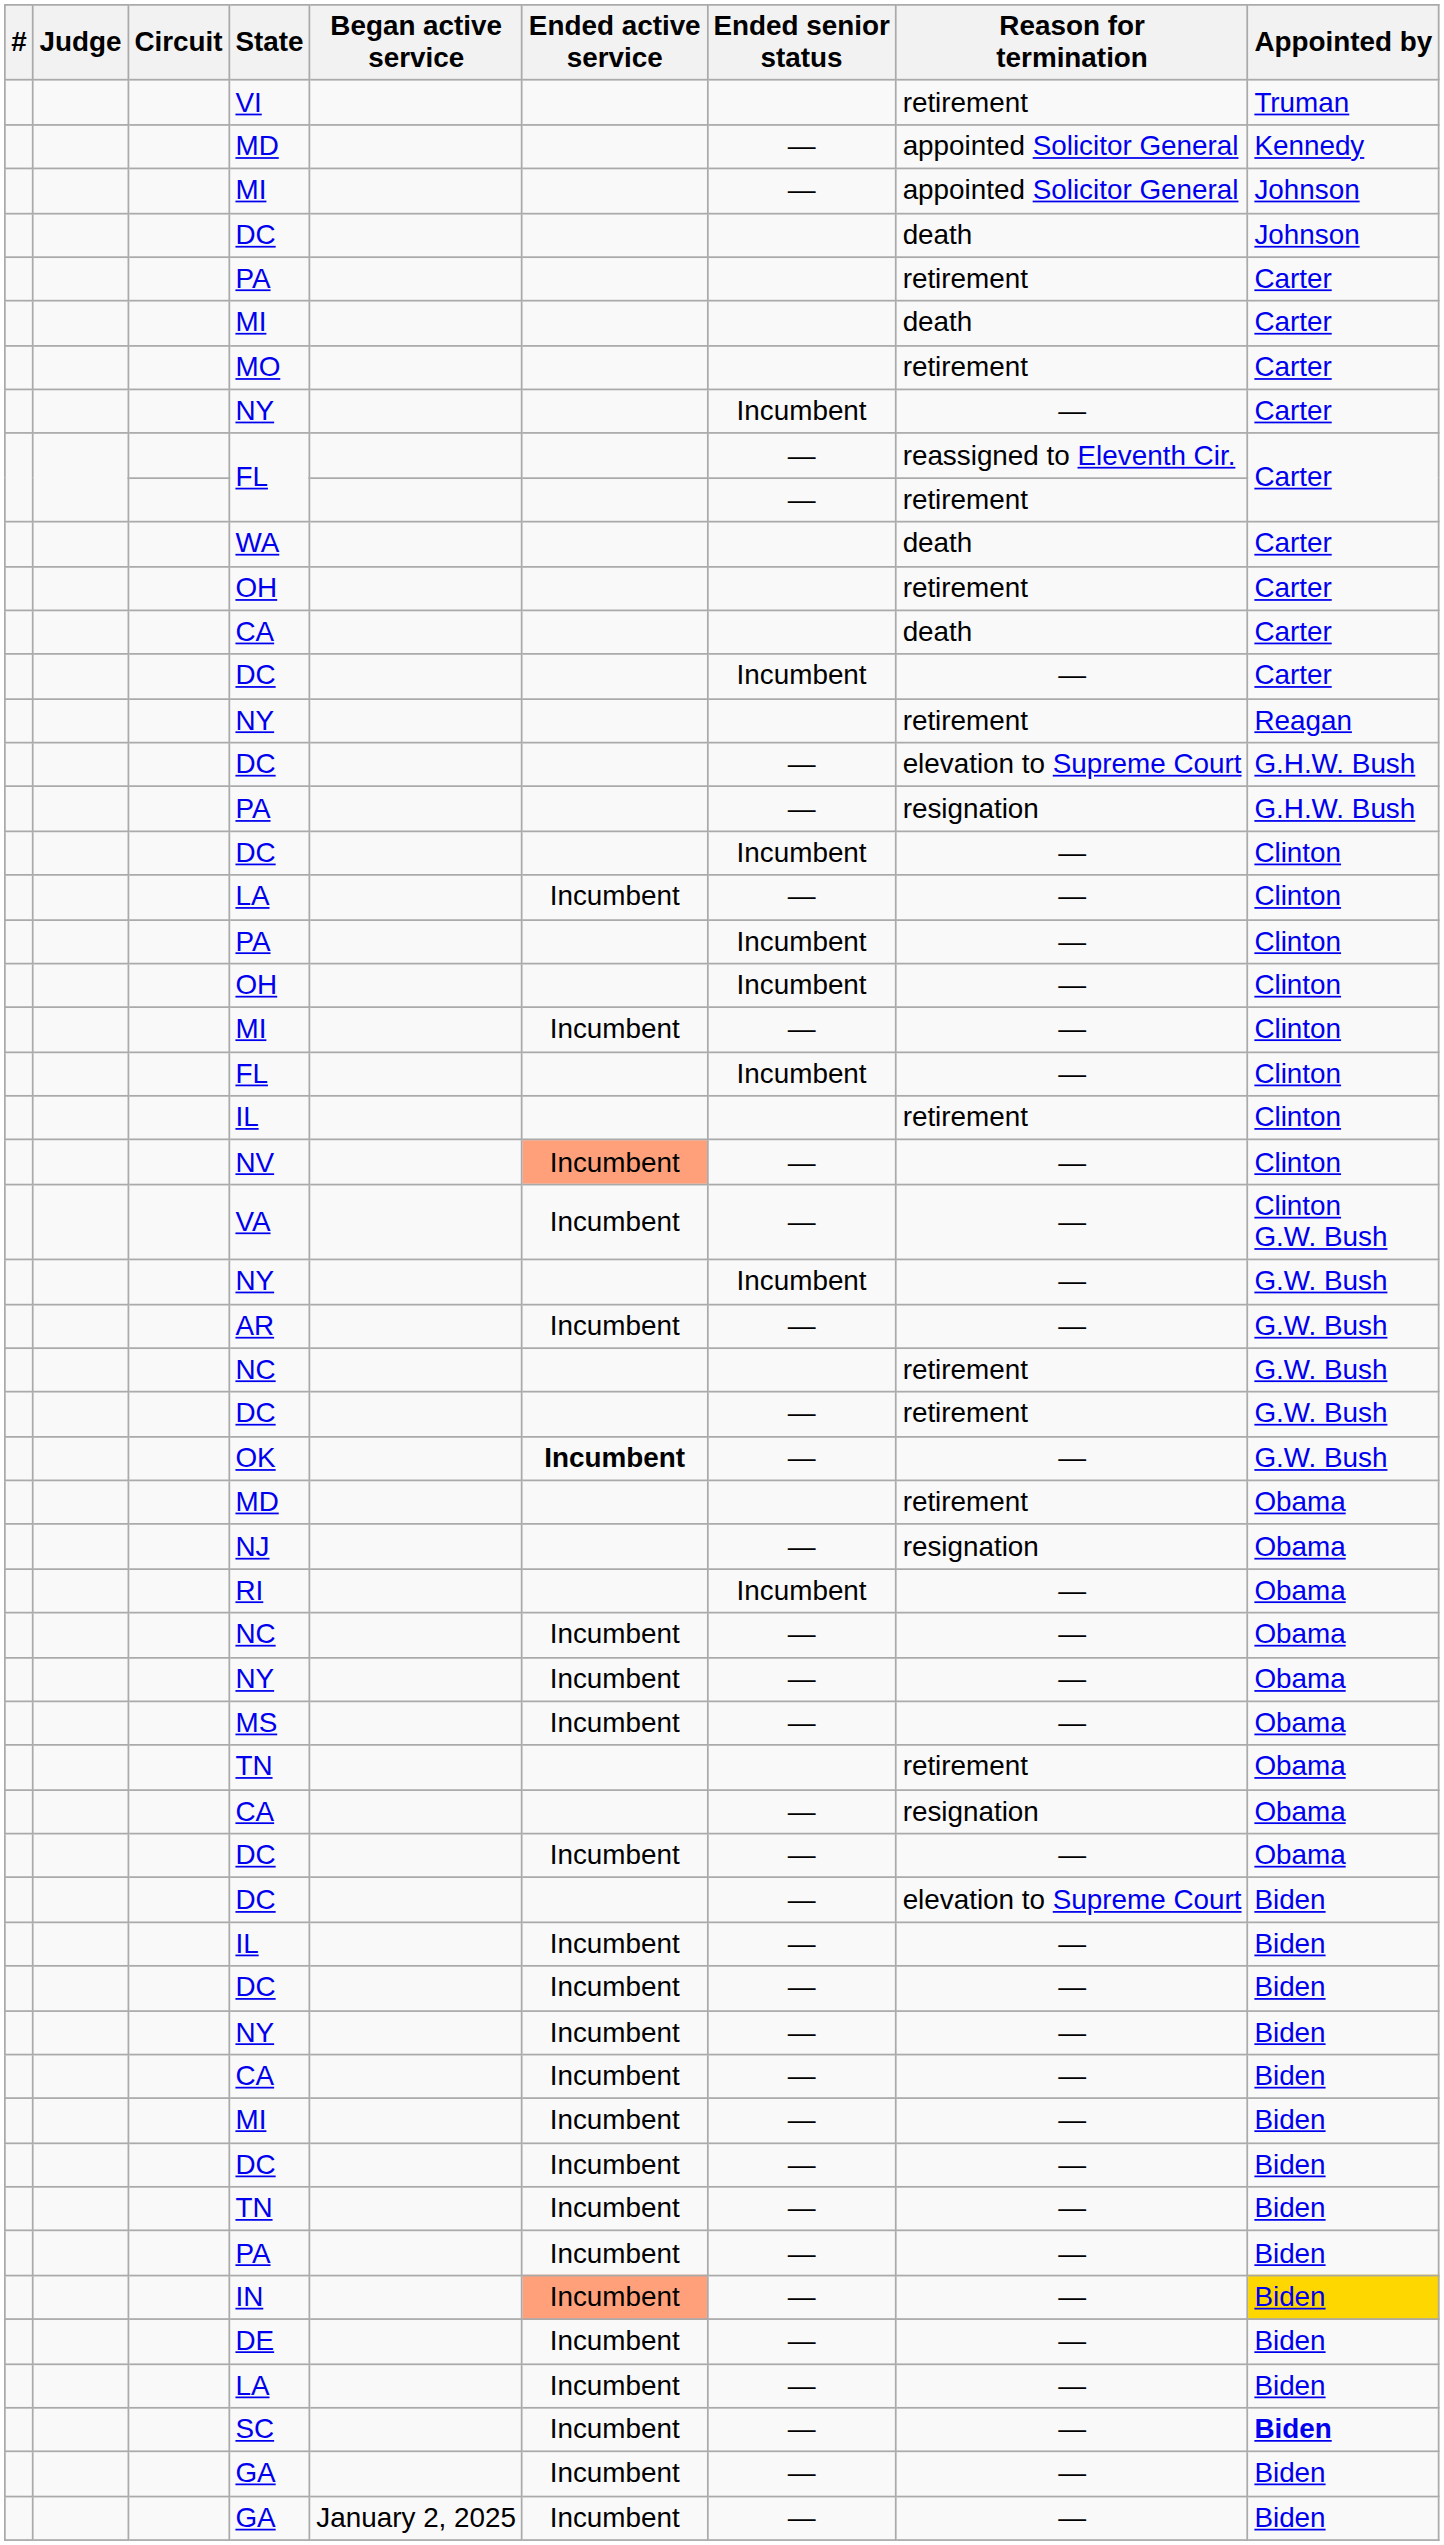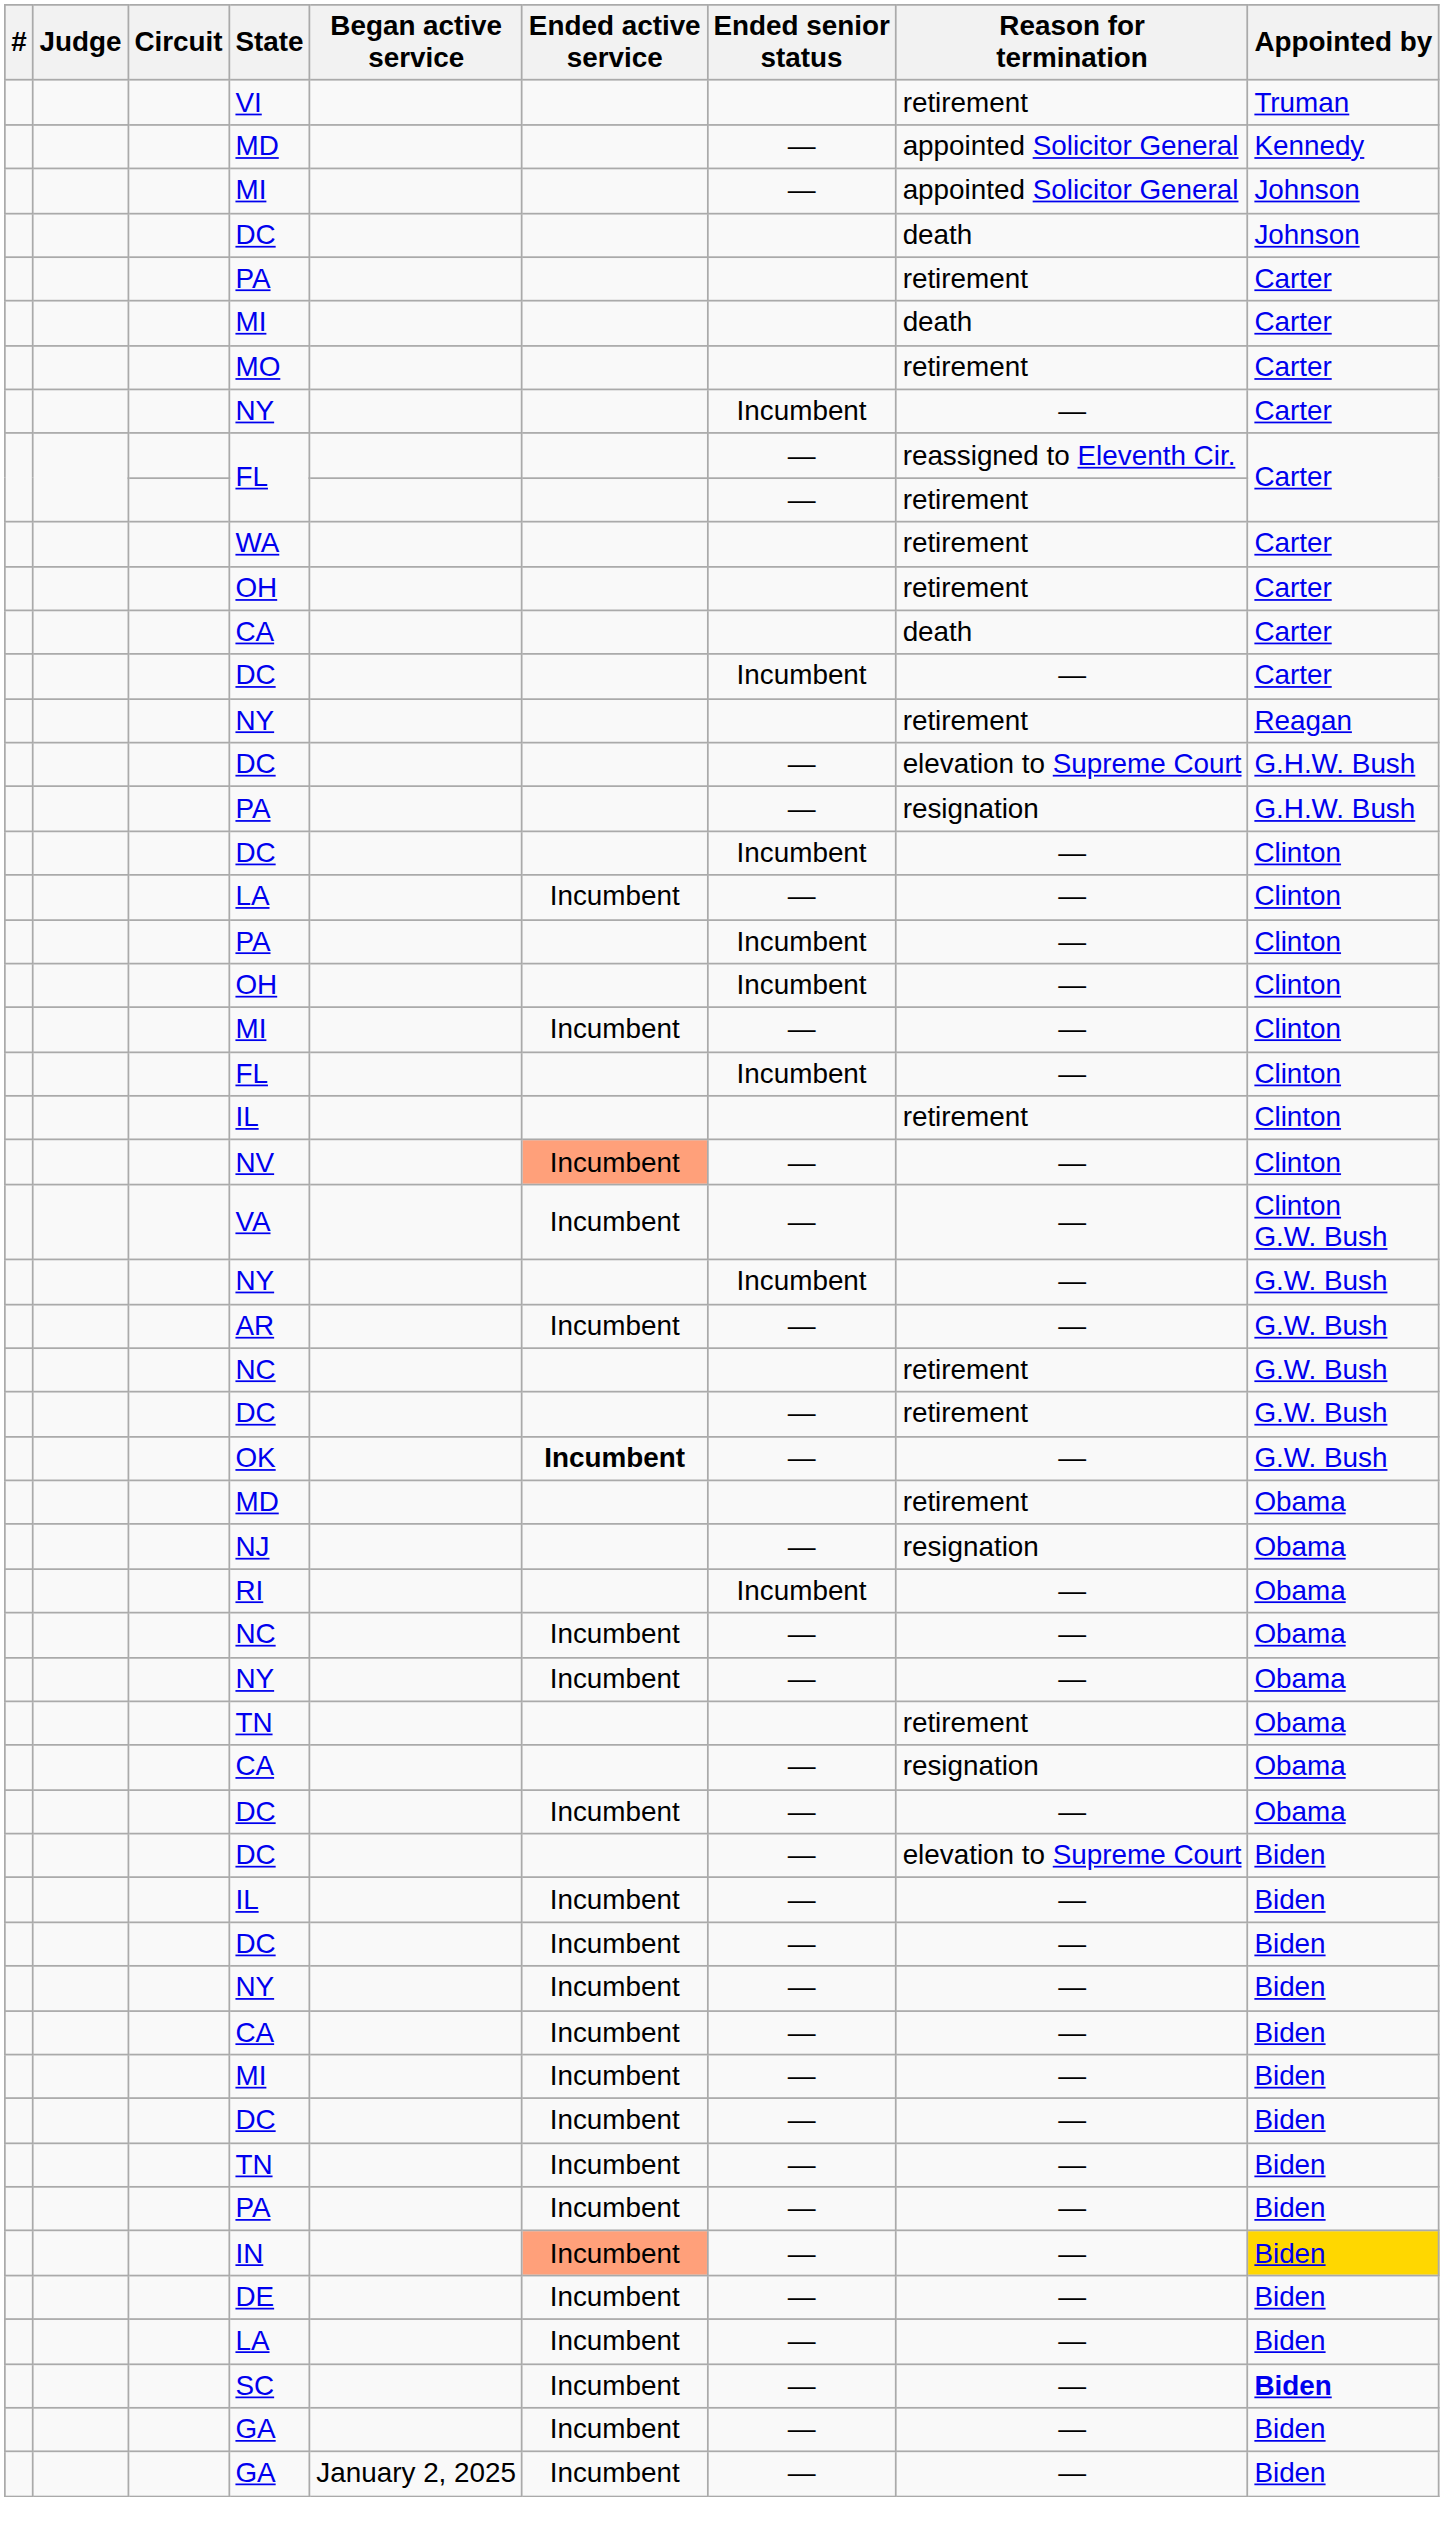(937, 543) death -> (965, 543) retirement
- row: (19, 1723)
